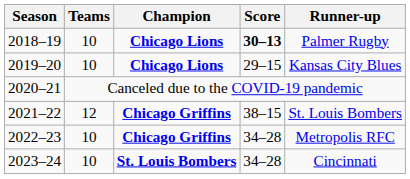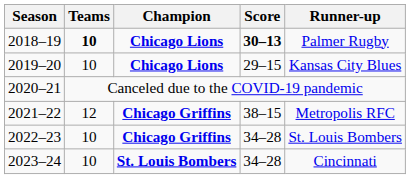(89, 40) normal -> (89, 40) bold
(345, 112) St. Louis Bombers -> (345, 112) Metropolis RFC
(345, 137) Metropolis RFC -> (345, 137) St. Louis Bombers
